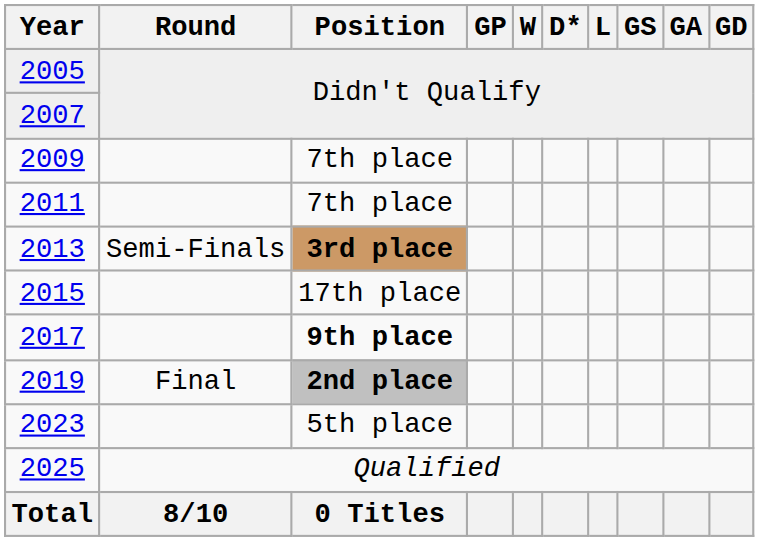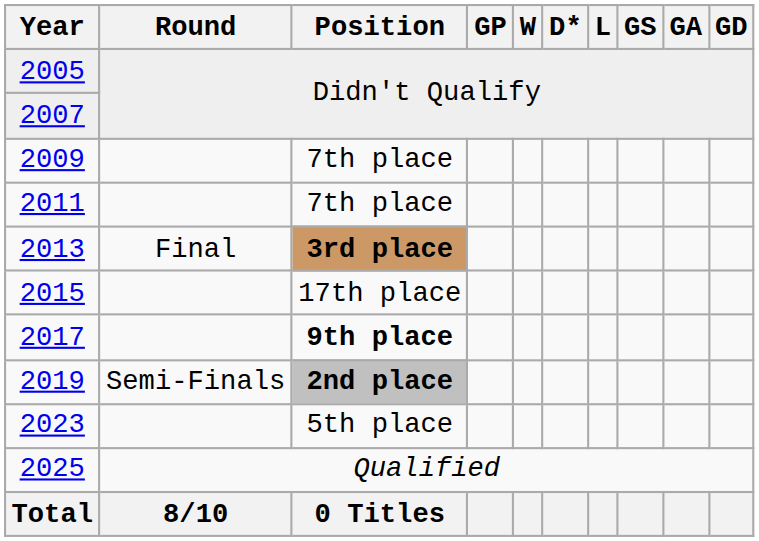(196, 249) Semi-Finals -> (196, 249) Final
(196, 381) Final -> (196, 381) Semi-Finals
